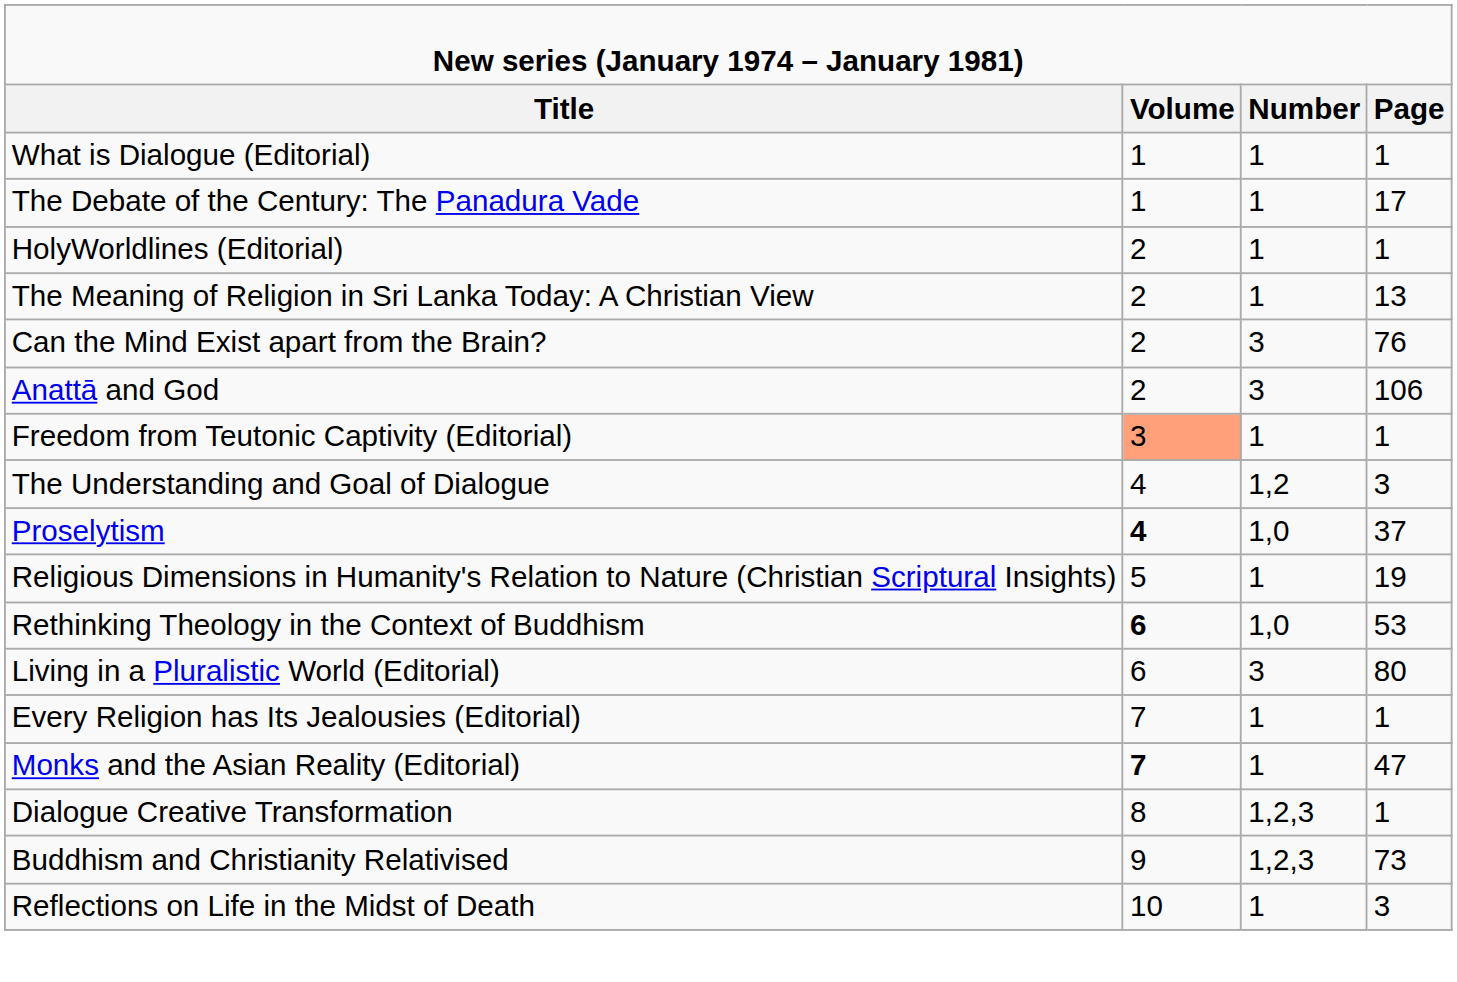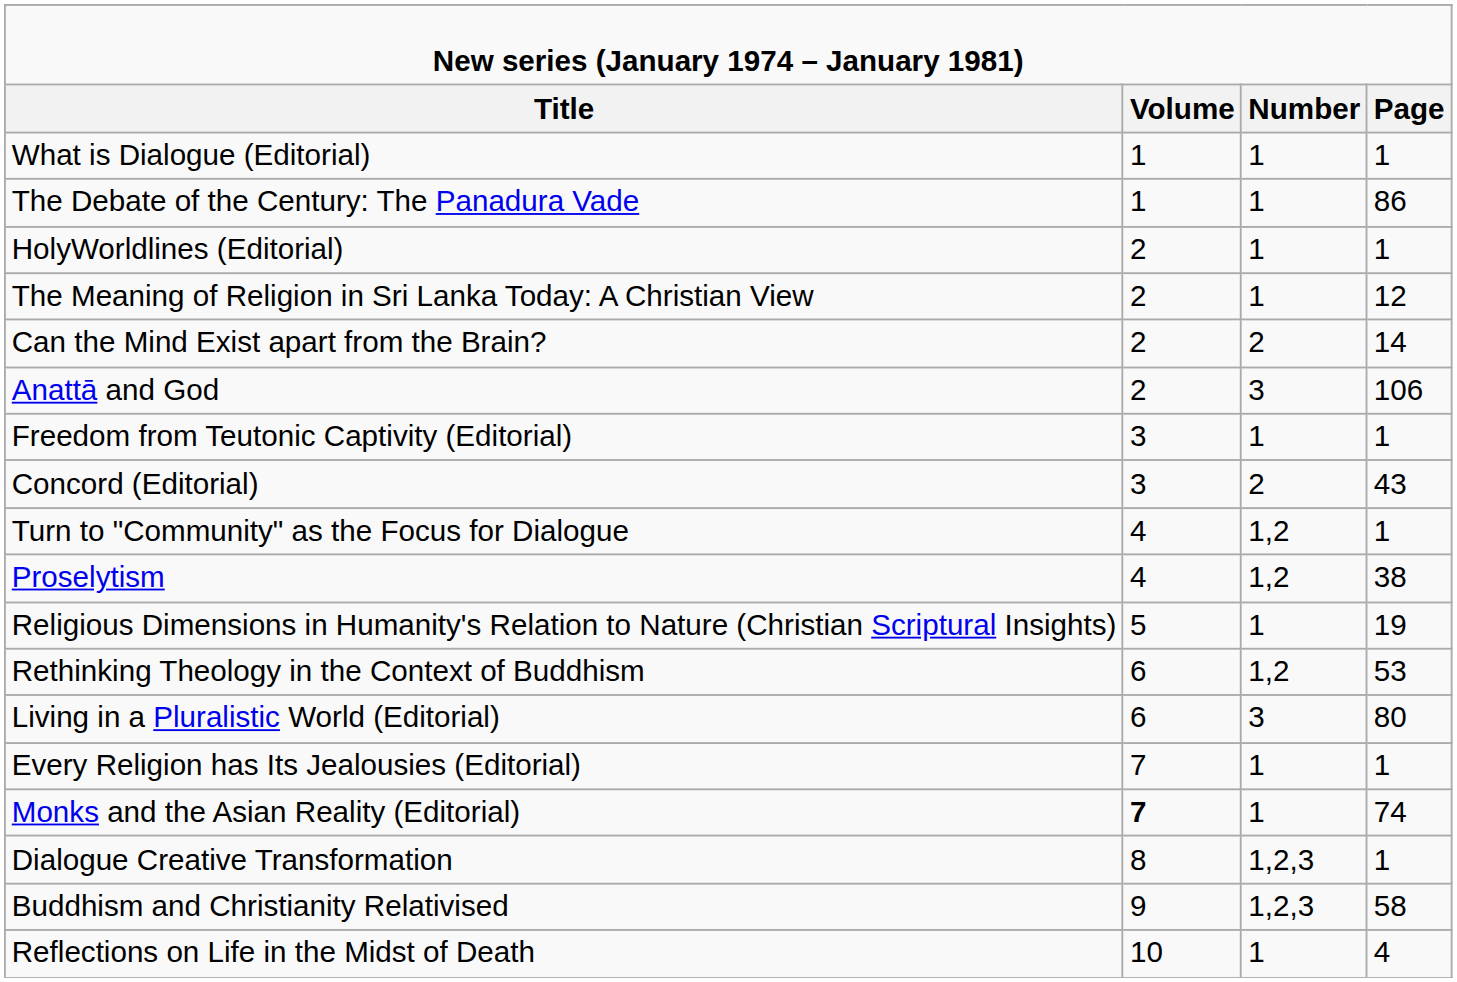(1390, 202) 17 -> (1390, 202) 86
(1390, 295) 13 -> (1390, 295) 12
(1257, 342) 3 -> (1257, 342) 2
(1390, 342) 76 -> (1390, 342) 14
(1138, 436) lightsalmon background -> (1138, 436) no background
+ row: (135, 483)
+ row: (320, 530)
- row: (281, 483)
(1138, 530) bold -> (1138, 577) normal
(1269, 530) 1,0 -> (1269, 577) 1,2
(1390, 530) 37 -> (1390, 577) 38
(1138, 624) bold -> (1138, 671) normal
(1269, 624) 1,0 -> (1269, 671) 1,2
(1390, 765) 47 -> (1390, 812) 74
(1390, 859) 73 -> (1390, 906) 58
(1382, 906) 3 -> (1382, 953) 4
